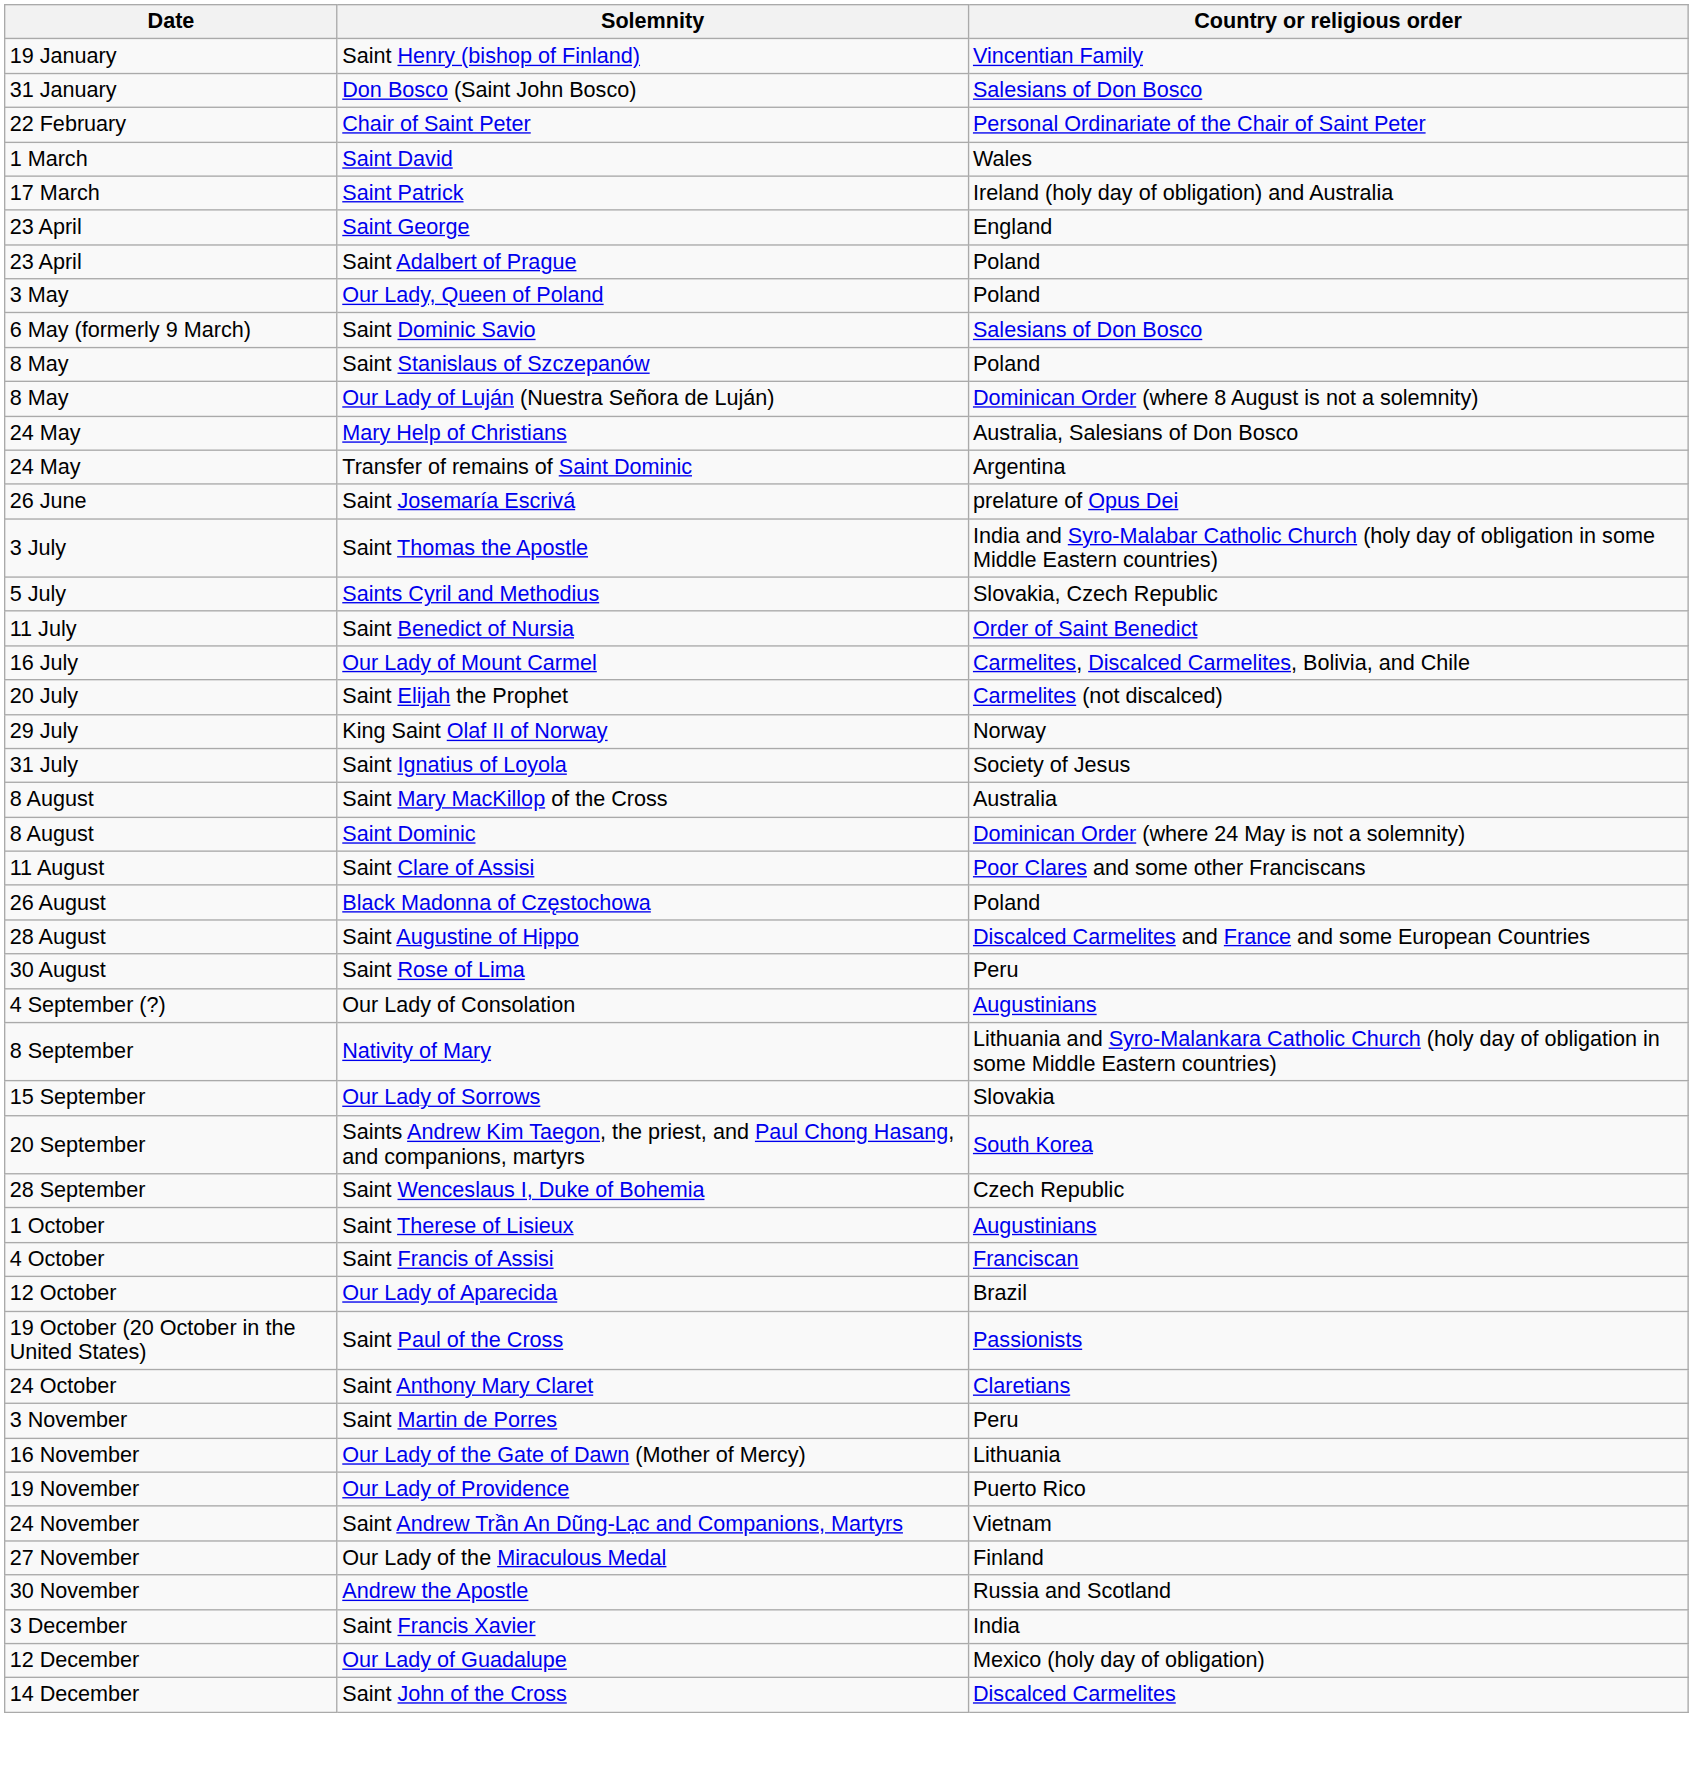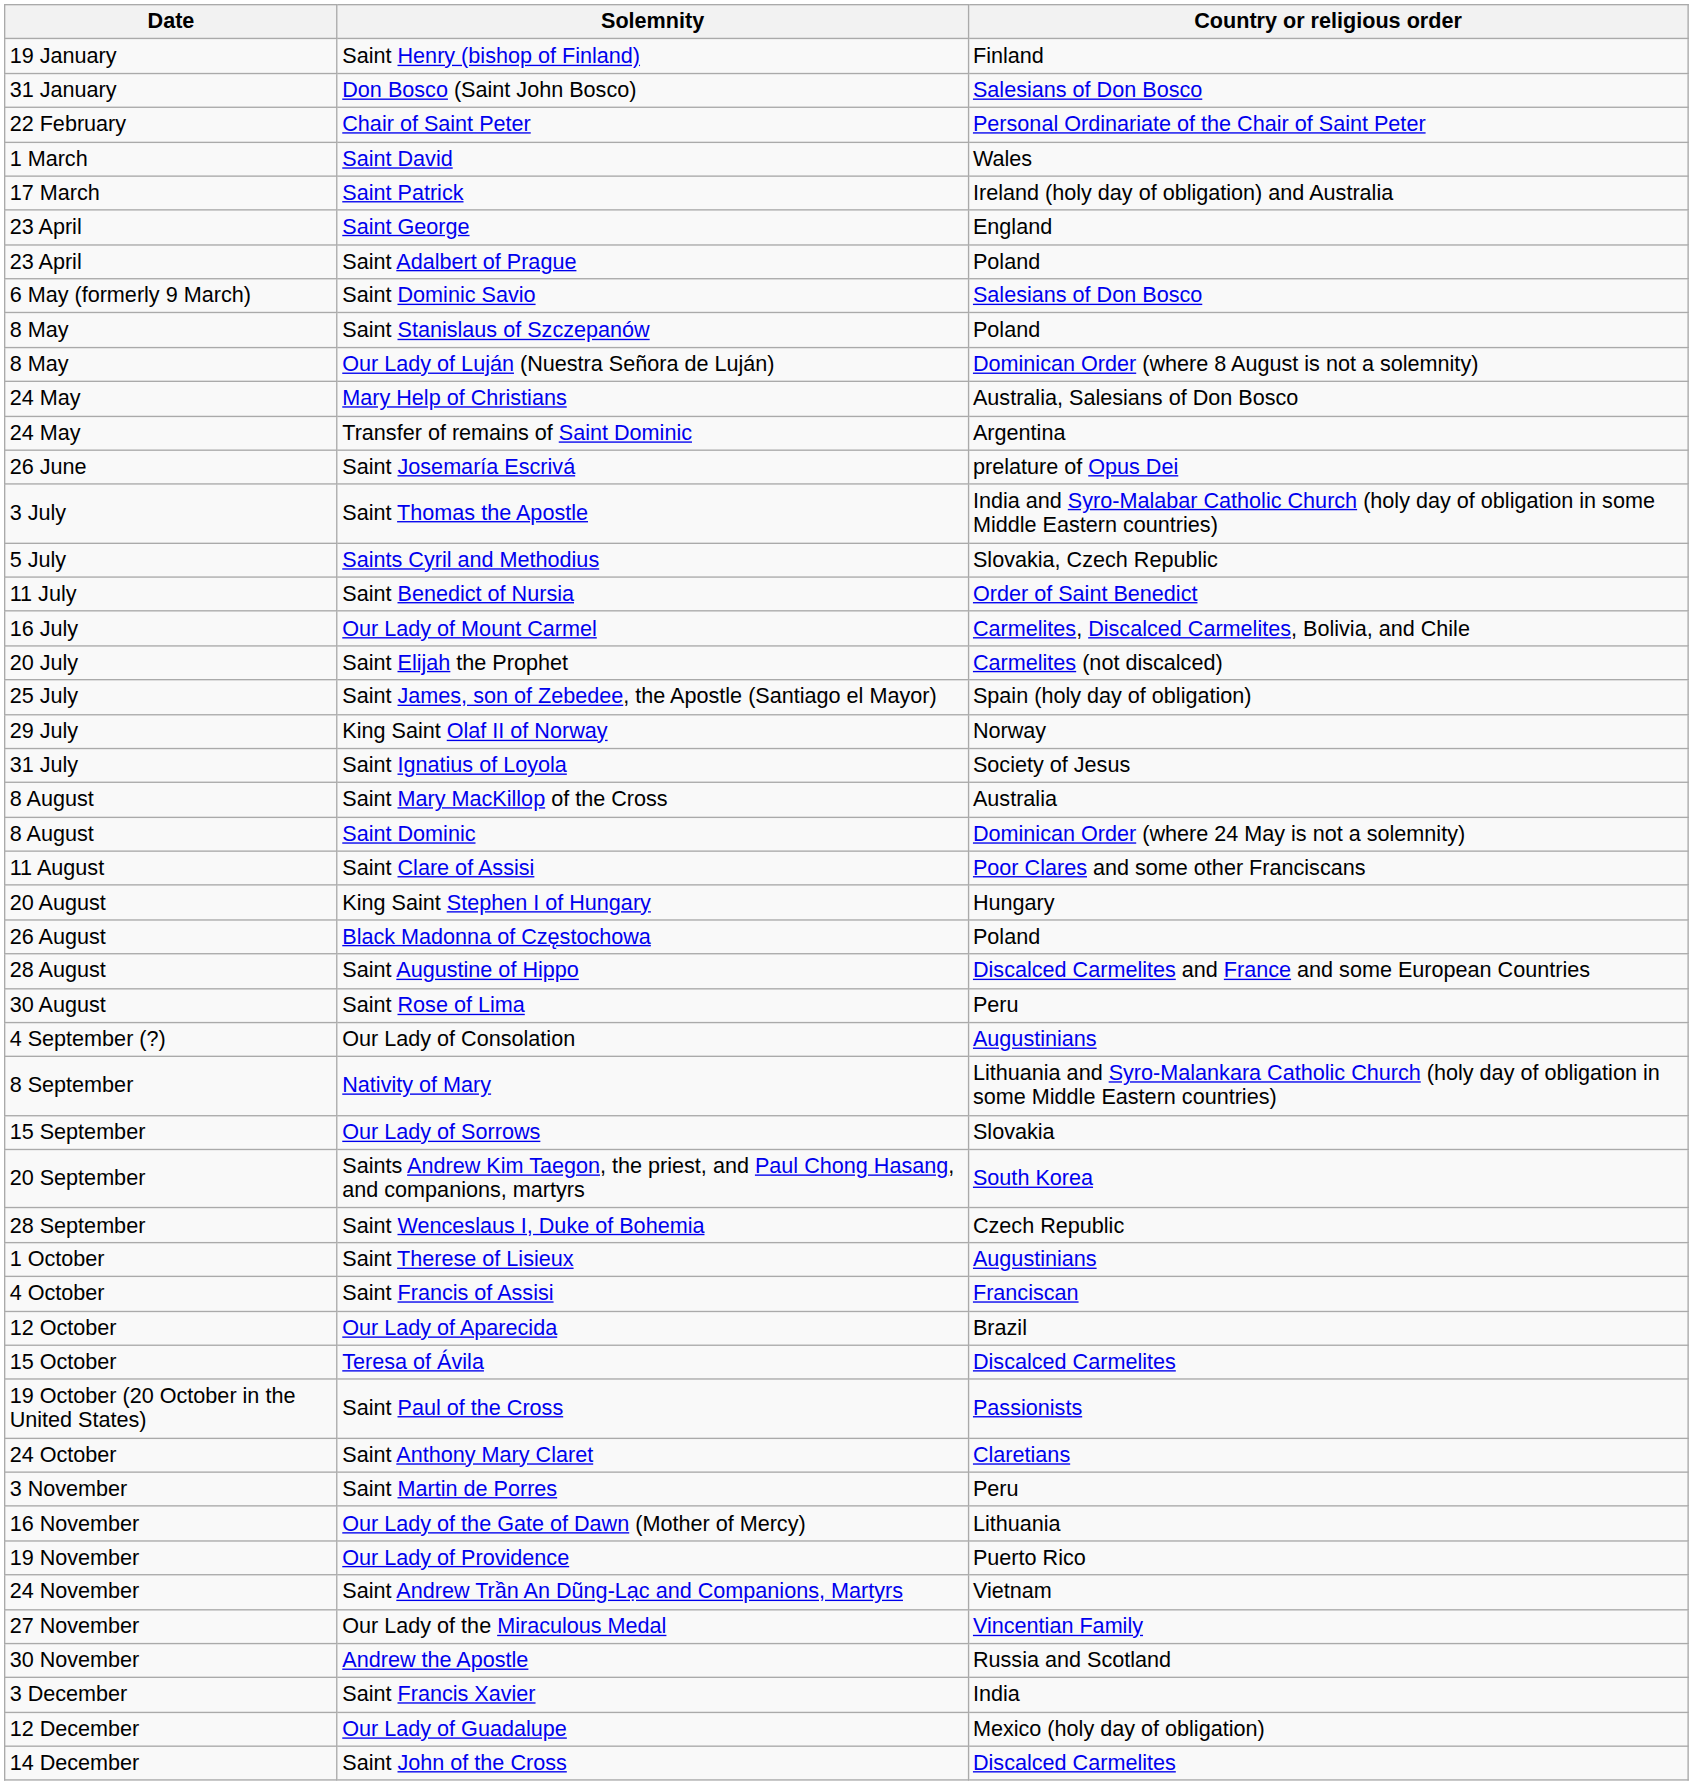(1058, 55) Vincentian Family -> (1008, 55) Finland
- row: (473, 295)
+ row: (639, 696)
+ row: (497, 902)
+ row: (413, 1362)
(1008, 1557) Finland -> (1058, 1626) Vincentian Family
